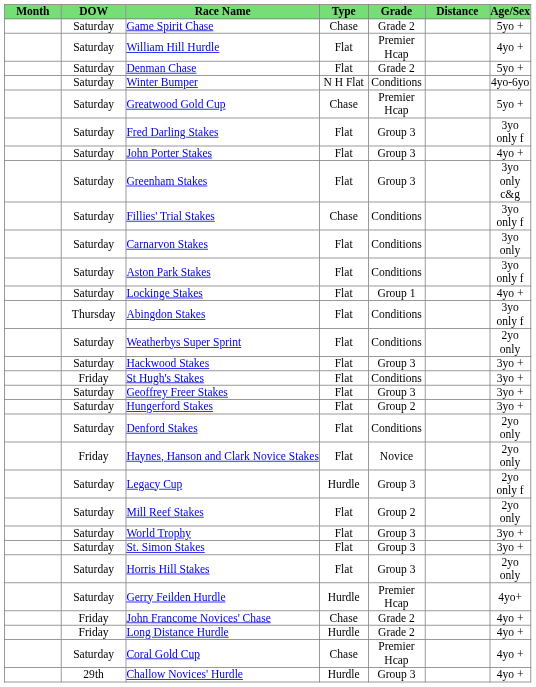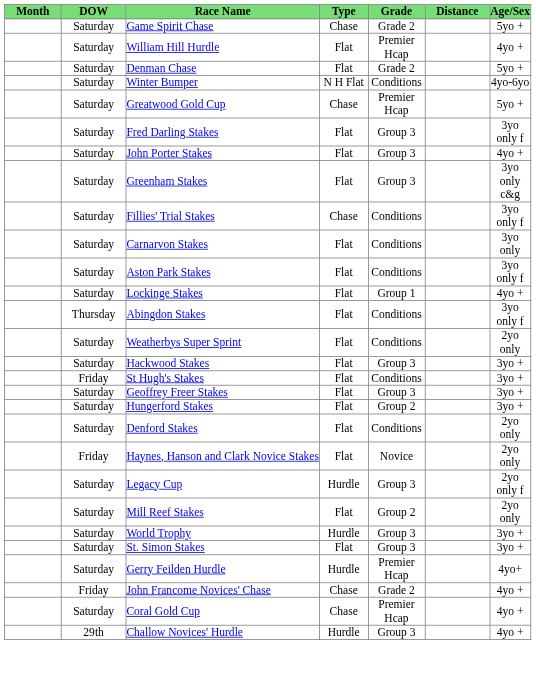(344, 533) Flat -> (344, 533) Hurdle
- row: (168, 568)
- row: (178, 632)
